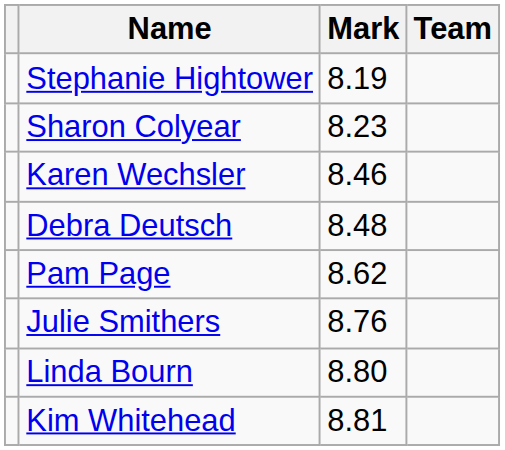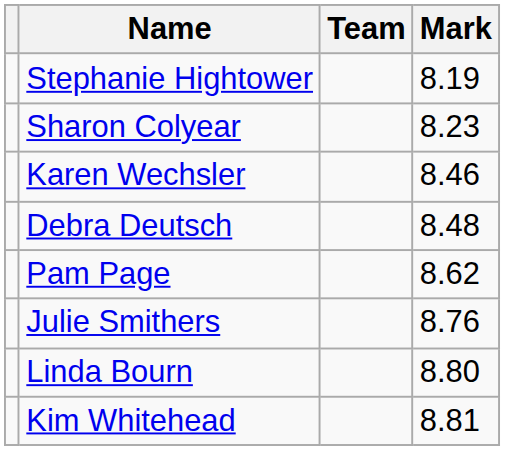columns swapped: (453, 28) <-> (363, 28)
